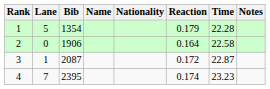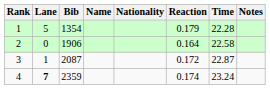(46, 76) normal -> (46, 76) bold
(71, 76) 2395 -> (71, 76) 2359
(223, 76) 23.23 -> (223, 76) 23.24
